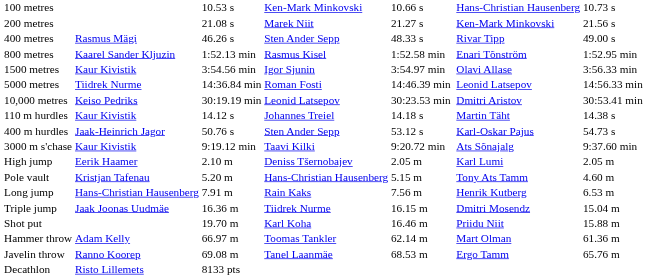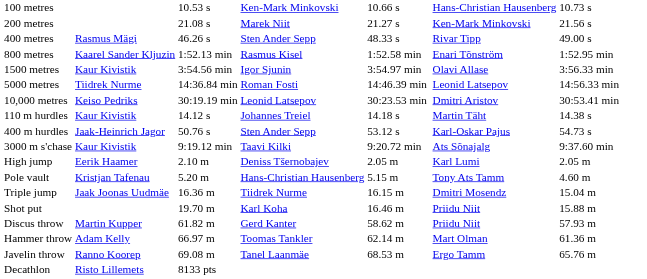- row: (29, 192)
+ row: (34, 223)
